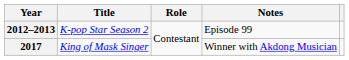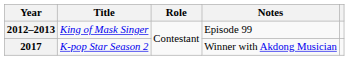(104, 30) K-pop Star Season 2 -> (104, 30) King of Mask Singer
(104, 47) King of Mask Singer -> (104, 47) K-pop Star Season 2
